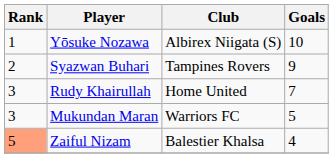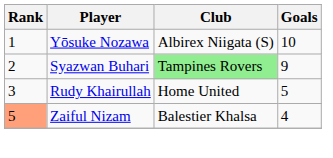(218, 66) no background -> (210, 66) lightgreen background
(292, 91) 7 -> (285, 91) 5
- row: (104, 116)
